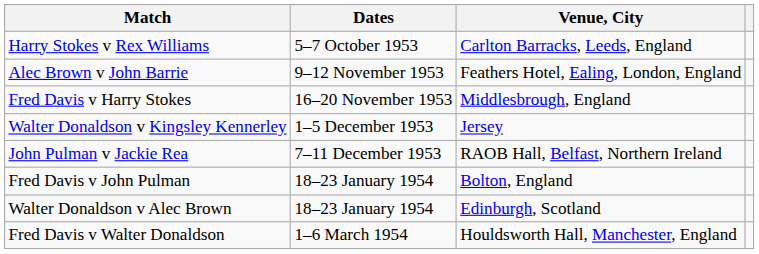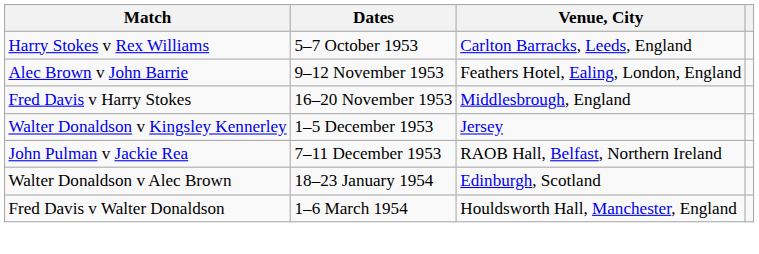- row: (99, 180)
